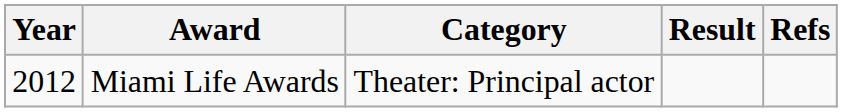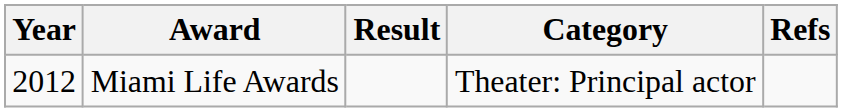columns swapped: (504, 29) <-> (712, 29)
